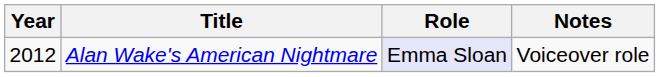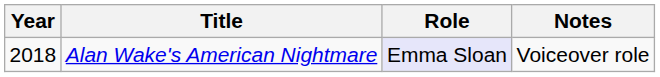(33, 54) 2012 -> (33, 54) 2018
